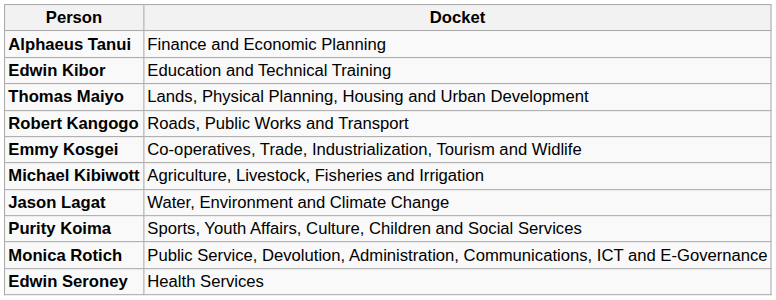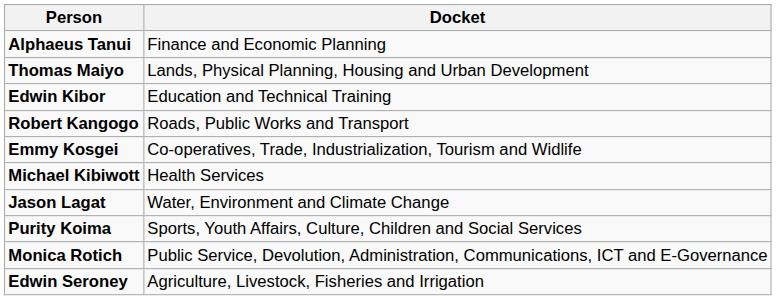rows swapped: (66, 96) <-> (57, 70)
(316, 176) Agriculture, Livestock, Fisheries and Irrigation -> (206, 176) Health Services
(206, 281) Health Services -> (316, 281) Agriculture, Livestock, Fisheries and Irrigation
